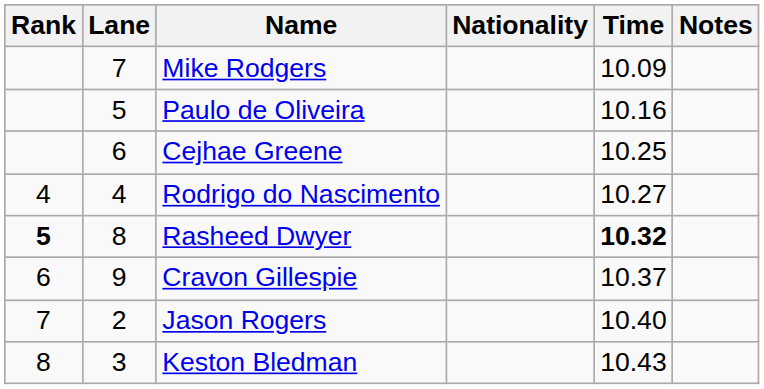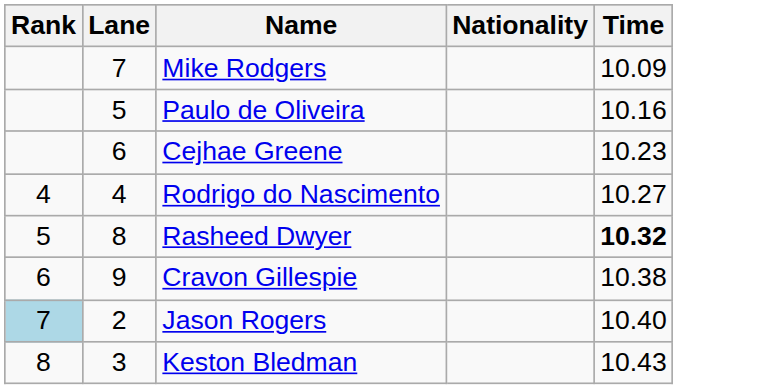- column: (716, 25)
(633, 151) 10.25 -> (633, 151) 10.23
(43, 236) bold -> (43, 236) normal
(633, 278) 10.37 -> (633, 278) 10.38
(43, 320) no background -> (43, 320) lightblue background
